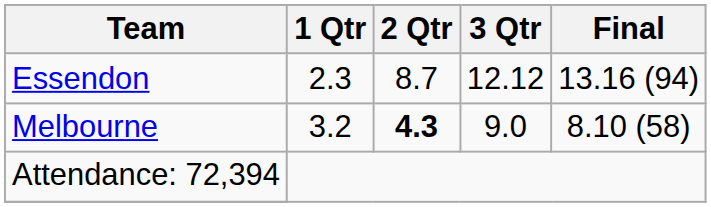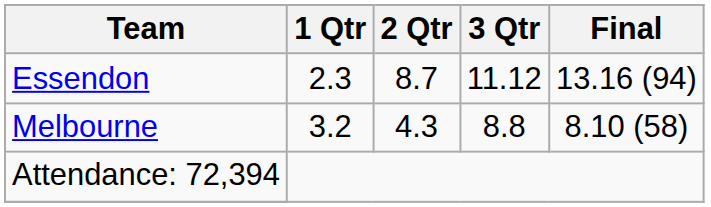(505, 77) 12.12 -> (504, 77) 11.12
(417, 126) bold -> (417, 126) normal
(505, 126) 9.0 -> (504, 126) 8.8
